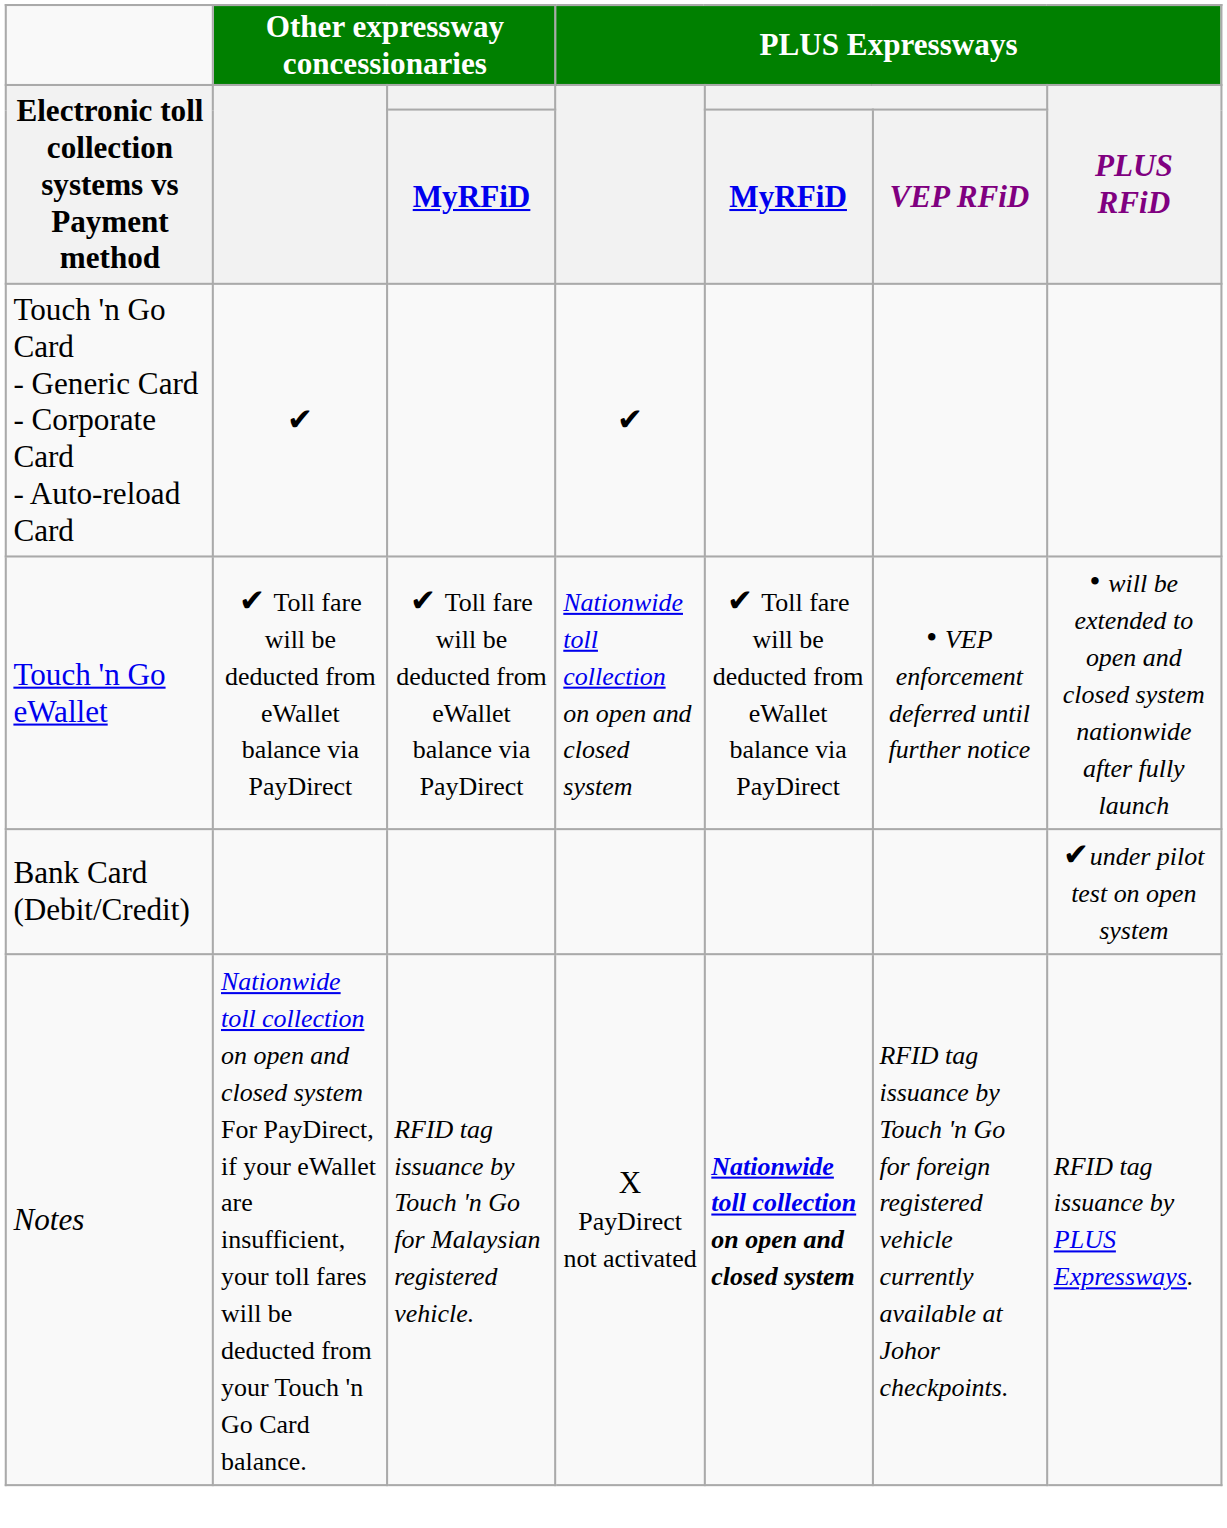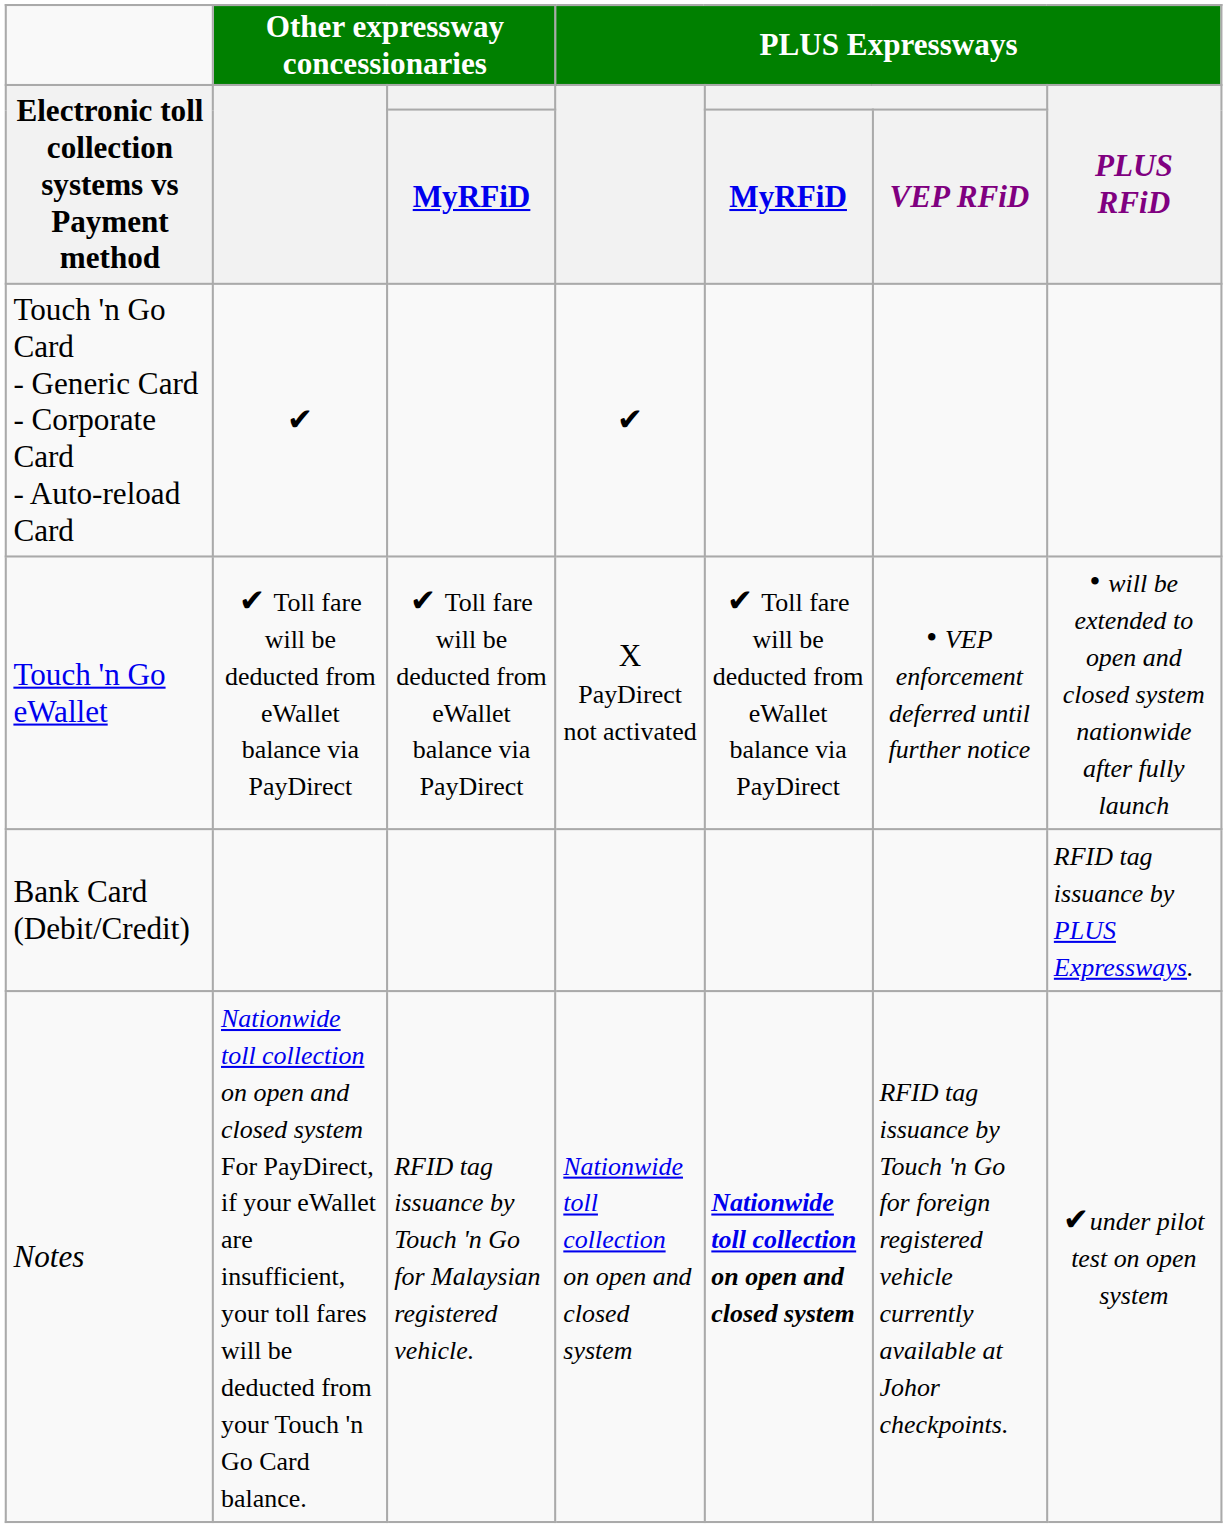(627, 695) Nationwide toll collection on open and closed system -> (630, 692) X PayDirect not activated
(1134, 891) ✔under pilot test on open system -> (1124, 913) RFID tag issuance by PLUS Expressways.
(630, 1219) X PayDirect not activated -> (627, 1259) Nationwide toll collection on open and closed system
(1124, 1222) RFID tag issuance by PLUS Expressways. -> (1134, 1256) ✔under pilot test on open system
